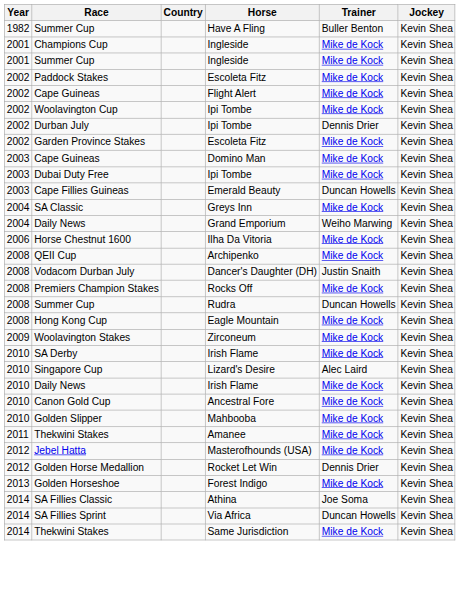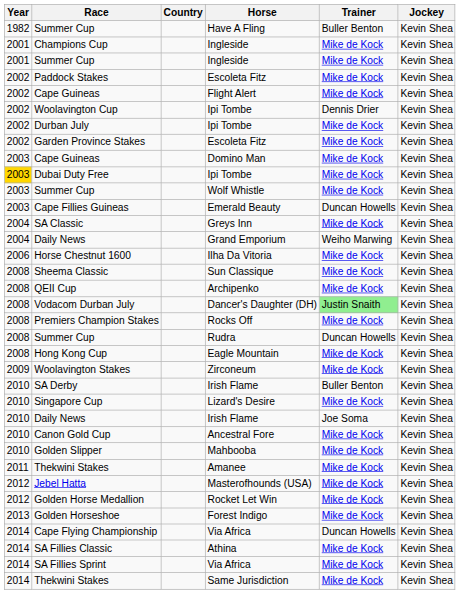(352, 110) Mike de Kock -> (350, 110) Dennis Drier
(350, 126) Dennis Drier -> (352, 126) Mike de Kock
(18, 175) no background -> (18, 175) gold background
+ row: (64, 191)
+ row: (71, 272)
(351, 272) no background -> (351, 304) lightgreen background
(352, 353) Mike de Kock -> (352, 386) Buller Benton
(345, 369) Alec Laird -> (352, 402) Mike de Kock
(352, 386) Mike de Kock -> (345, 418) Joe Soma
(350, 467) Dennis Drier -> (352, 499) Mike de Kock
+ row: (96, 532)
(345, 499) Joe Soma -> (352, 548) Mike de Kock
(359, 516) Duncan Howells -> (352, 564) Mike de Kock
